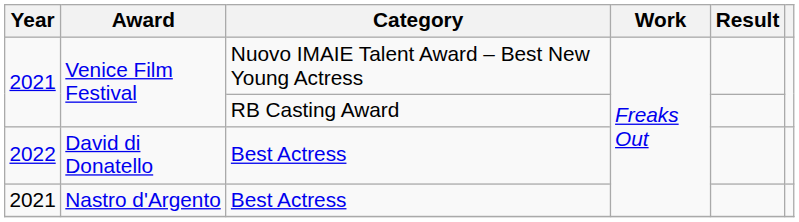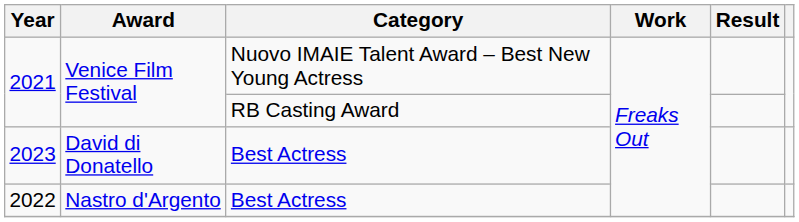(33, 155) 2022 -> (33, 155) 2023
(33, 199) 2021 -> (33, 199) 2022
